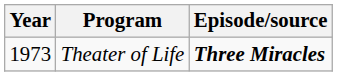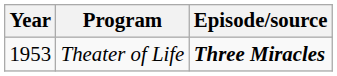(30, 53) 1973 -> (30, 53) 1953
